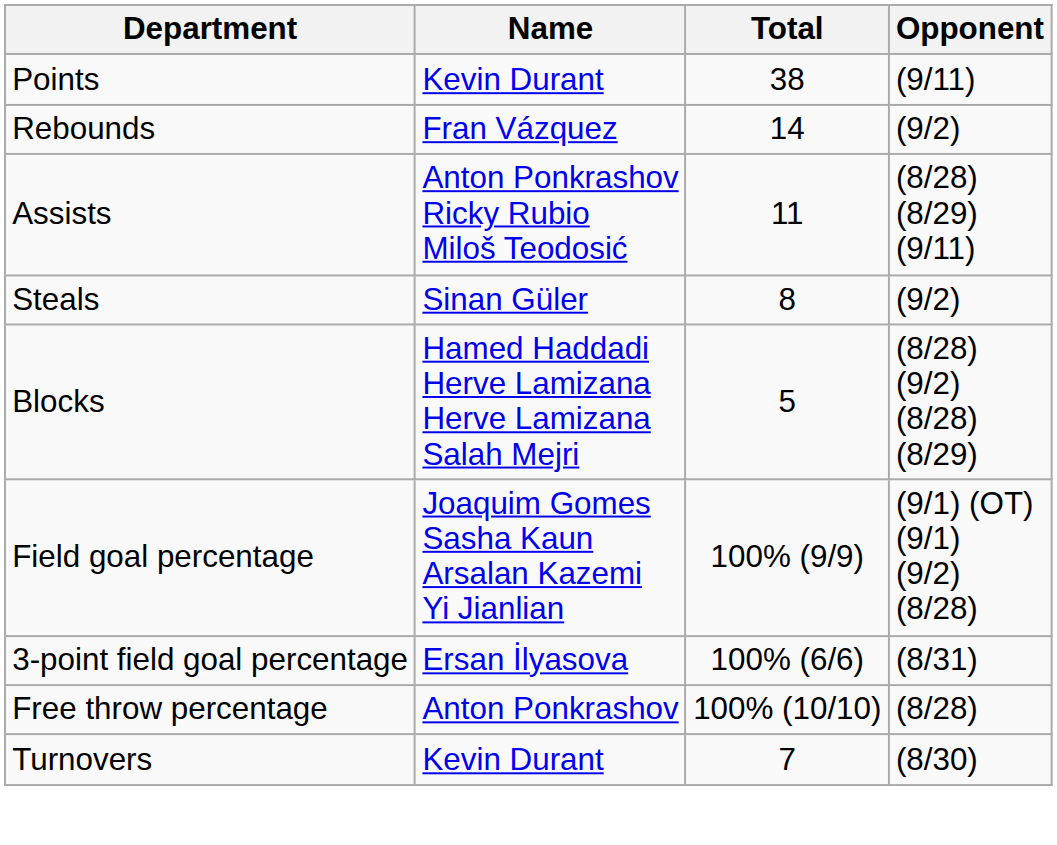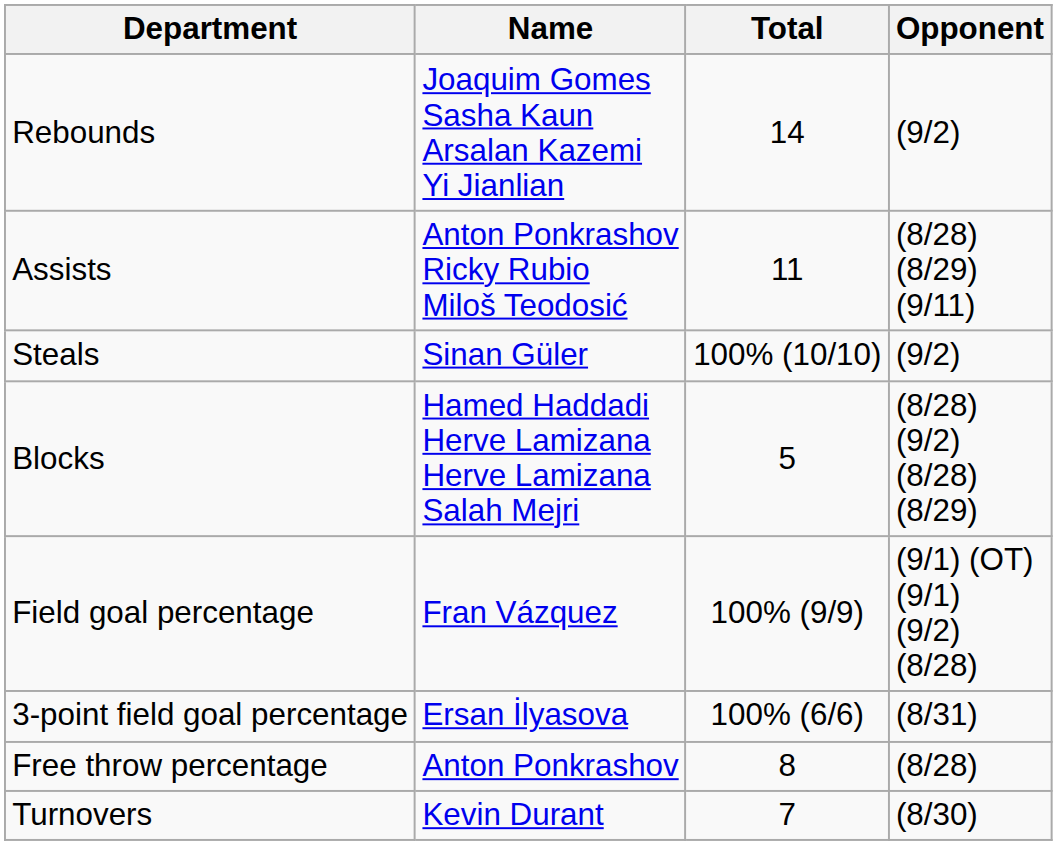- row: (56, 79)
(520, 128) Fran Vázquez -> (537, 132) Joaquim Gomes Sasha Kaun Arsalan Kazemi Yi Jianlian
(787, 298) 8 -> (787, 354) 100% (10/10)
(537, 557) Joaquim Gomes Sasha Kaun Arsalan Kazemi Yi Jianlian -> (520, 613) Fran Vázquez
(787, 709) 100% (10/10) -> (787, 765) 8
